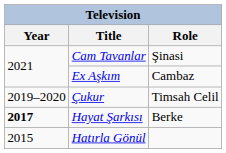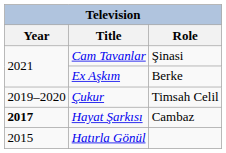(173, 76) Cambaz -> (167, 76) Berke
(167, 117) Berke -> (173, 117) Cambaz
